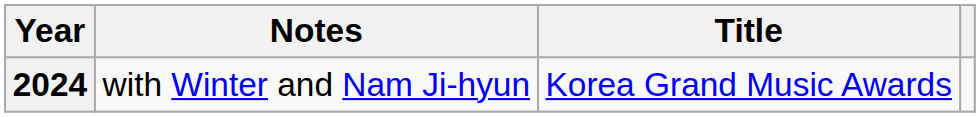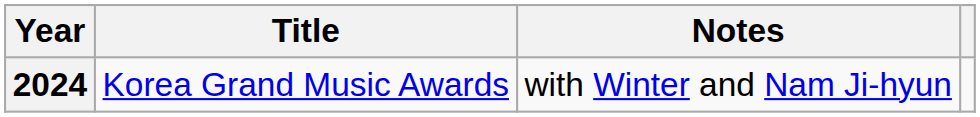columns swapped: (749, 31) <-> (316, 31)
